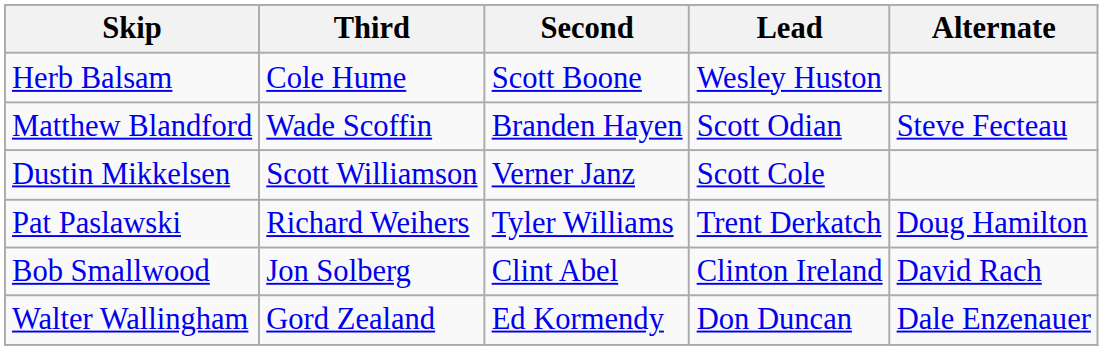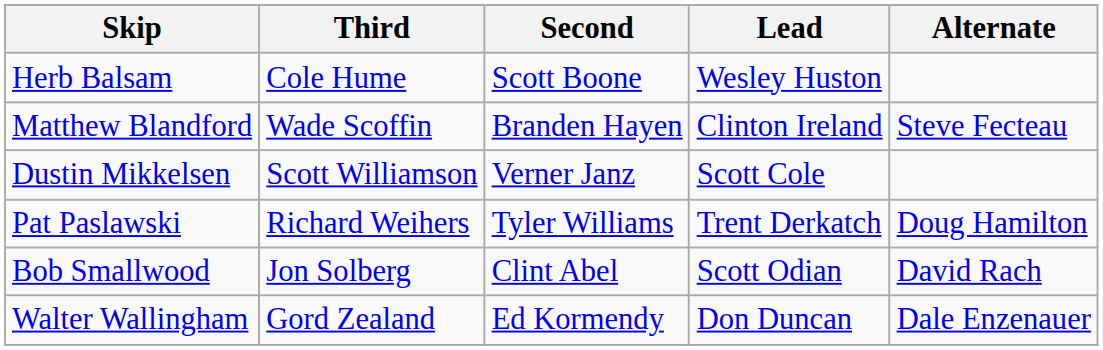(769, 125) Scott Odian -> (790, 125) Clinton Ireland
(790, 271) Clinton Ireland -> (769, 271) Scott Odian
